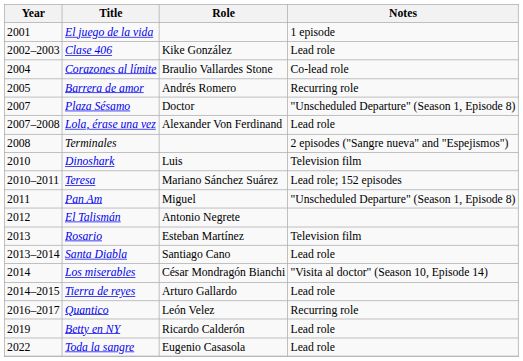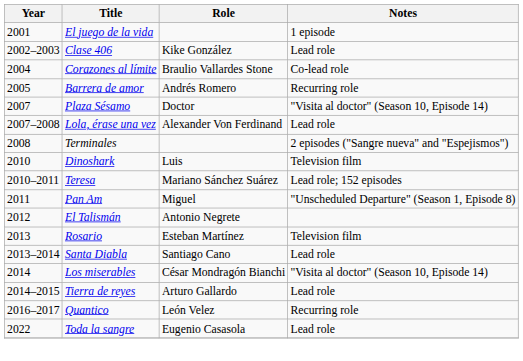(403, 106) "Unscheduled Departure" (Season 1, Episode 8) -> (389, 106) "Visita al doctor" (Season 10, Episode 14)
- row: (93, 328)
